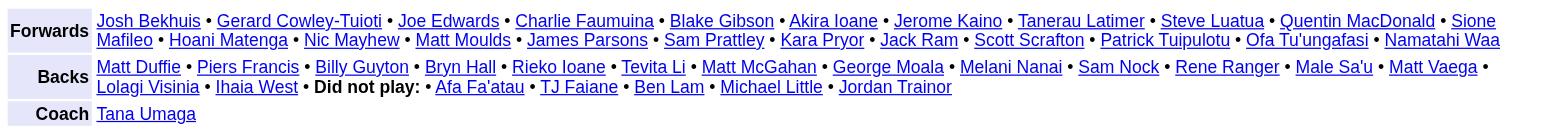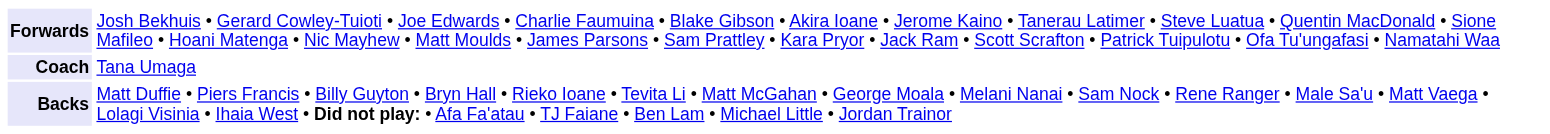rows swapped: (63, 77) <-> (62, 114)
